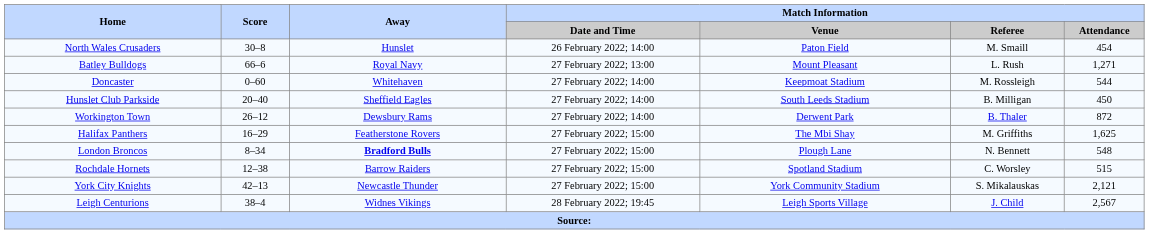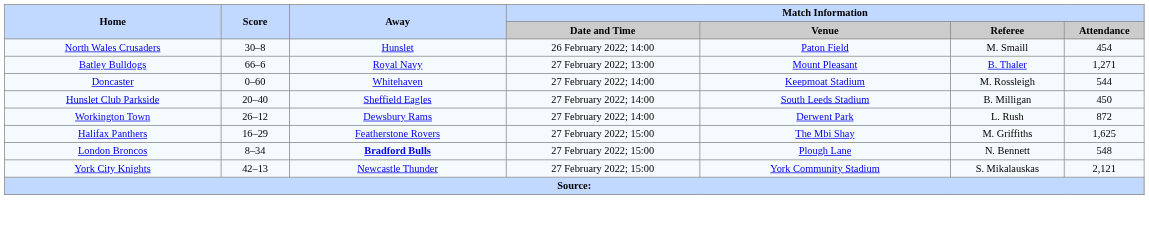(1007, 64) L. Rush -> (1007, 64) B. Thaler
(1007, 116) B. Thaler -> (1007, 116) L. Rush
- row: (113, 168)
- row: (113, 203)
